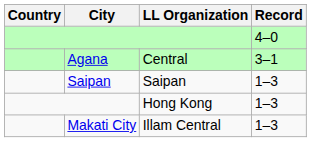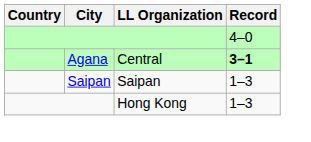(266, 59) normal -> (241, 59) bold
- row: (182, 125)
